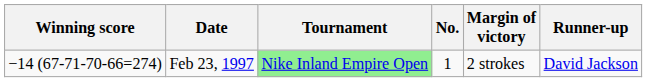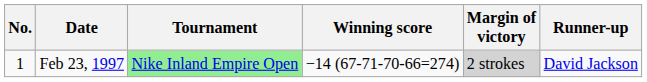columns swapped: (447, 27) <-> (85, 27)
(496, 63) no background -> (496, 63) lightgrey background
